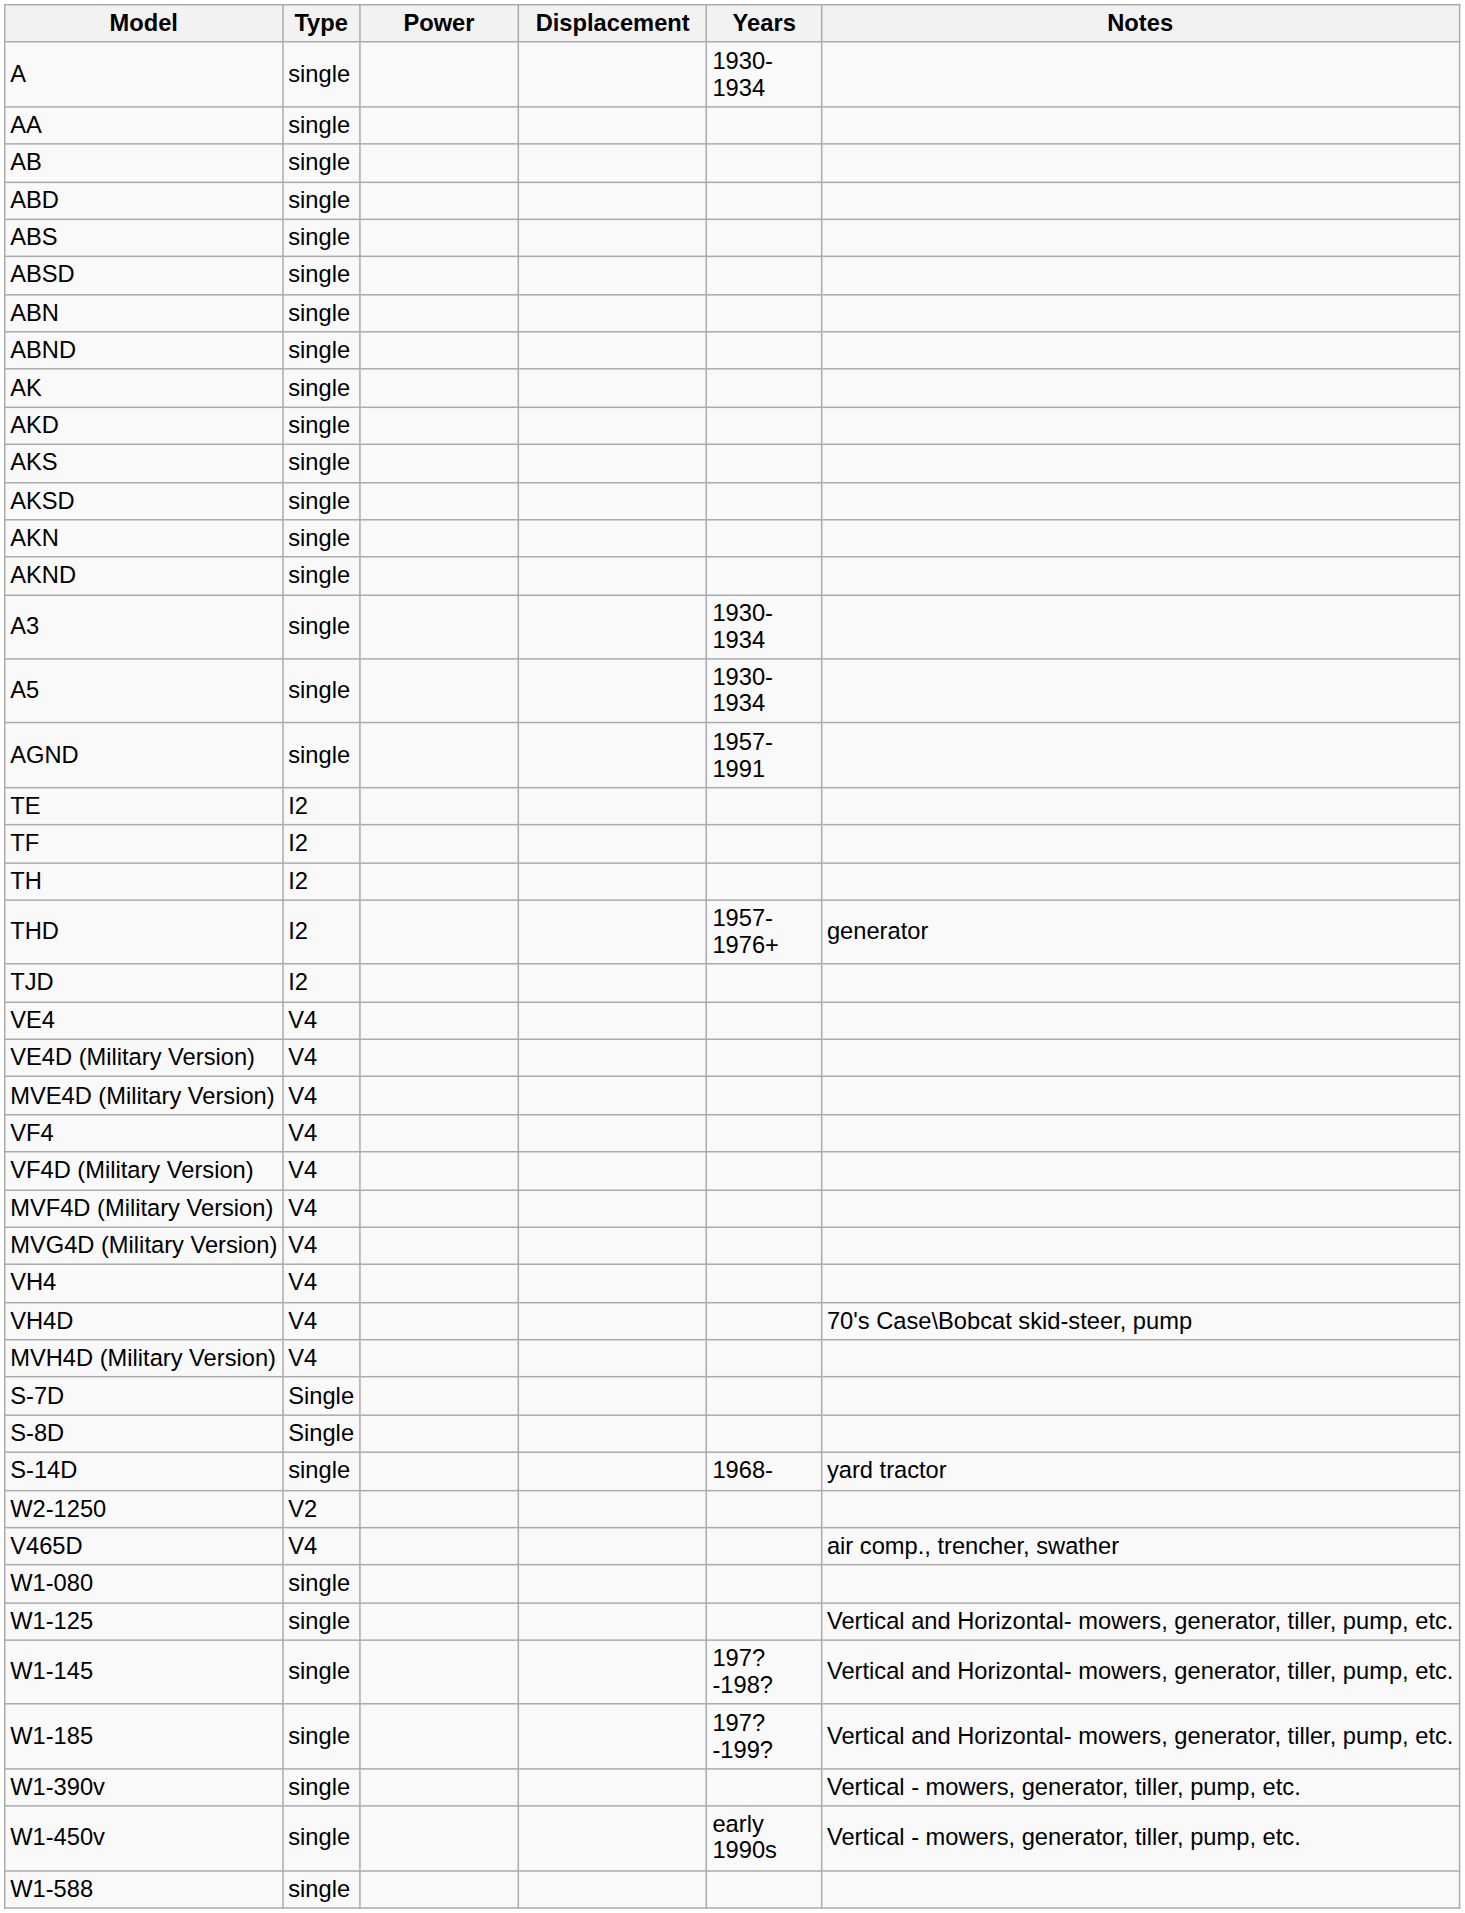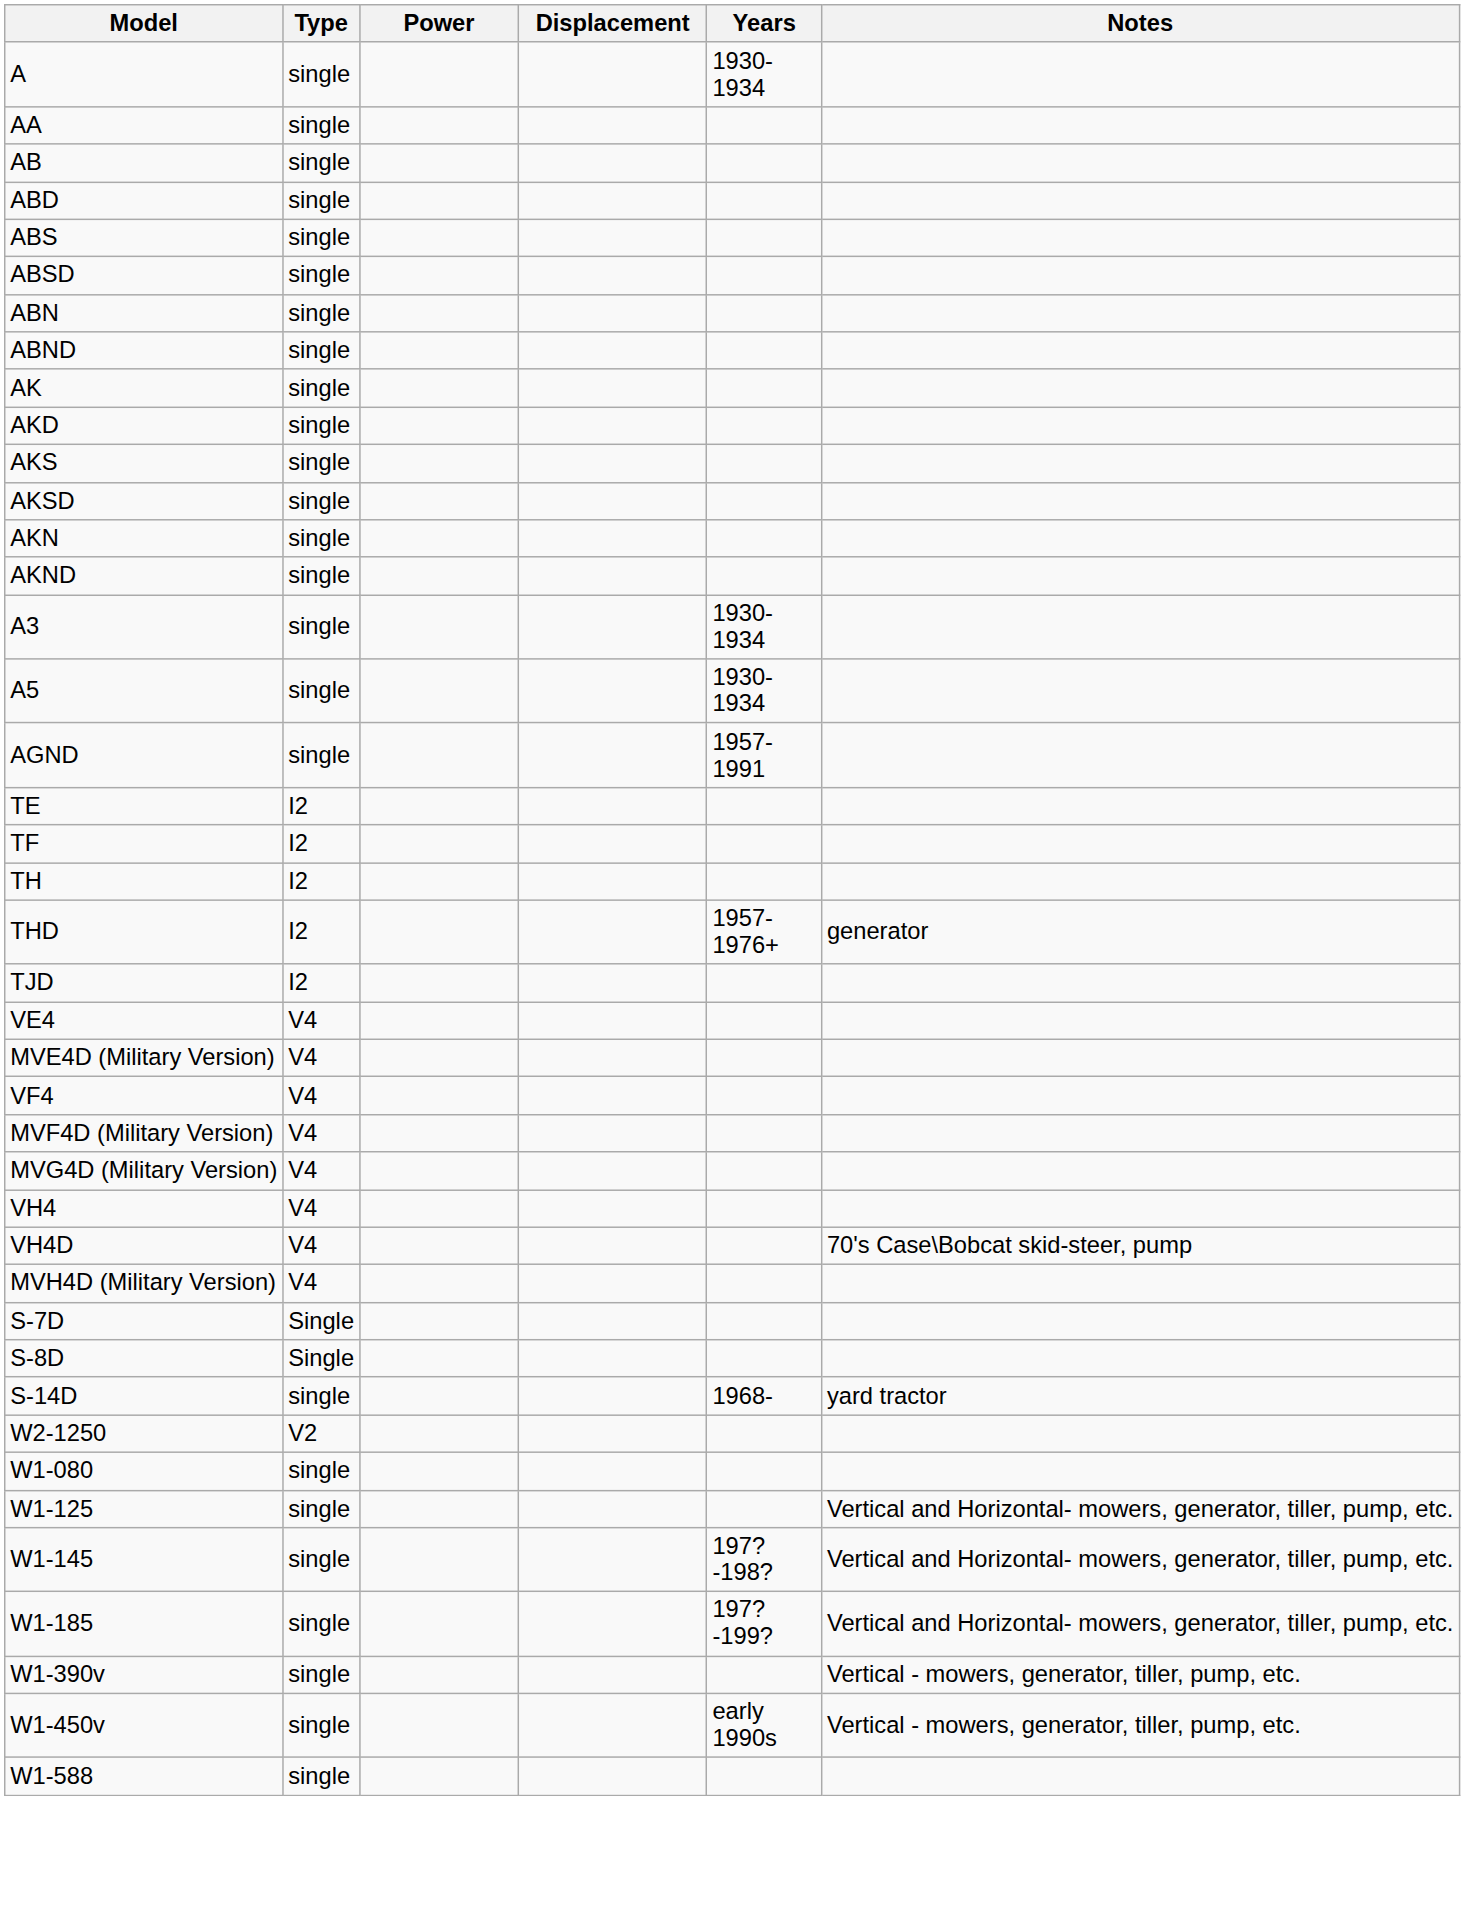- row: (133, 1057)
- row: (132, 1170)
- row: (46, 1546)
